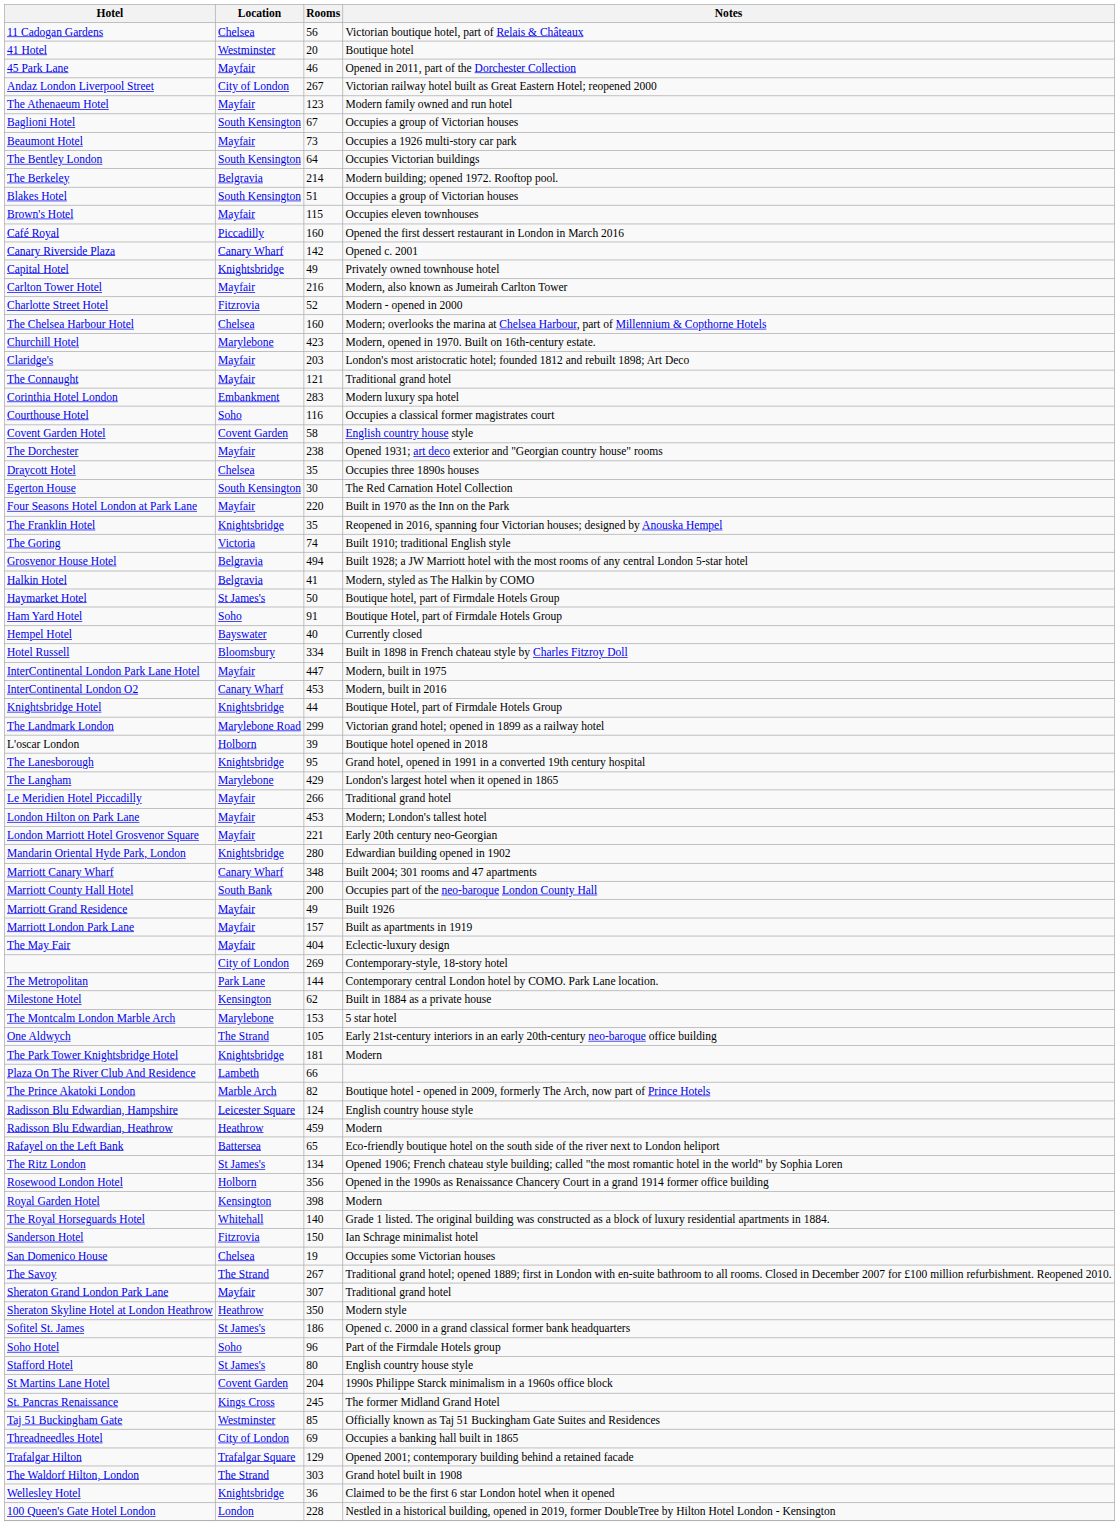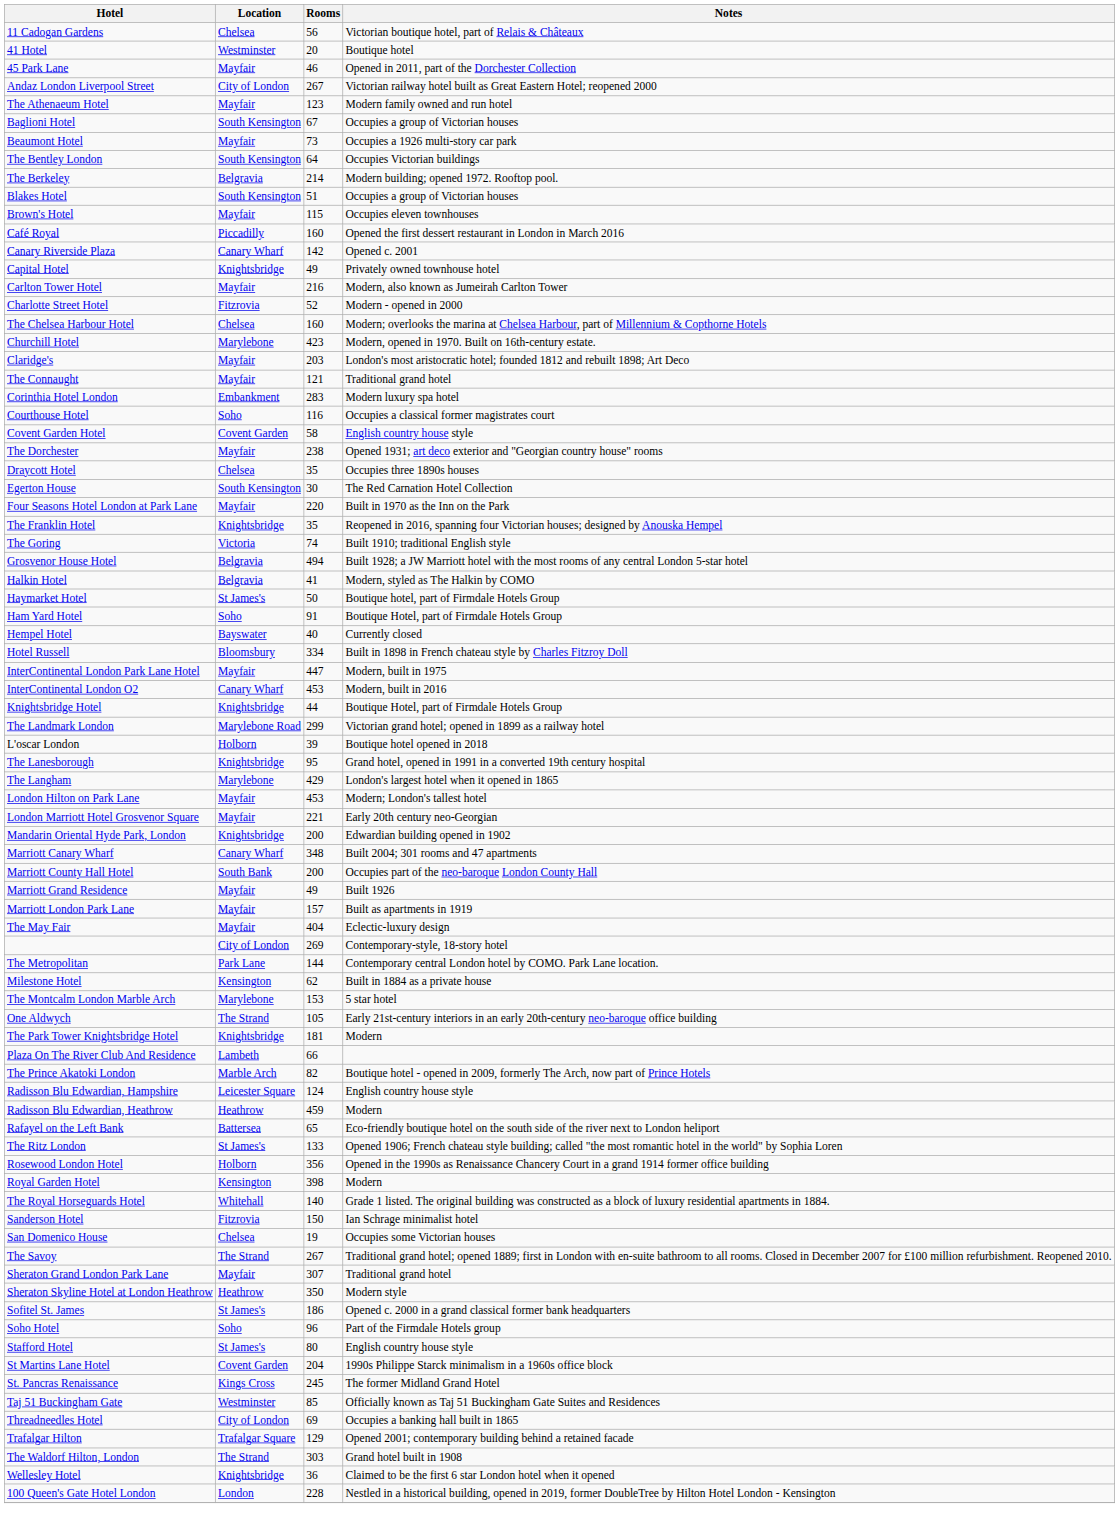- row: (74, 799)
(315, 854) 280 -> (315, 835) 200
(315, 1164) 134 -> (315, 1146) 133
